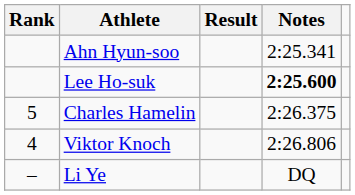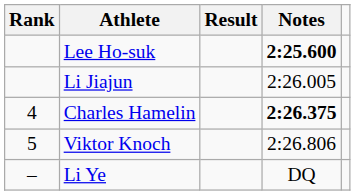- row: (121, 50)
+ row: (98, 81)
(32, 112) 5 -> (32, 112) 4
(302, 112) normal -> (302, 112) bold
(32, 143) 4 -> (32, 143) 5
